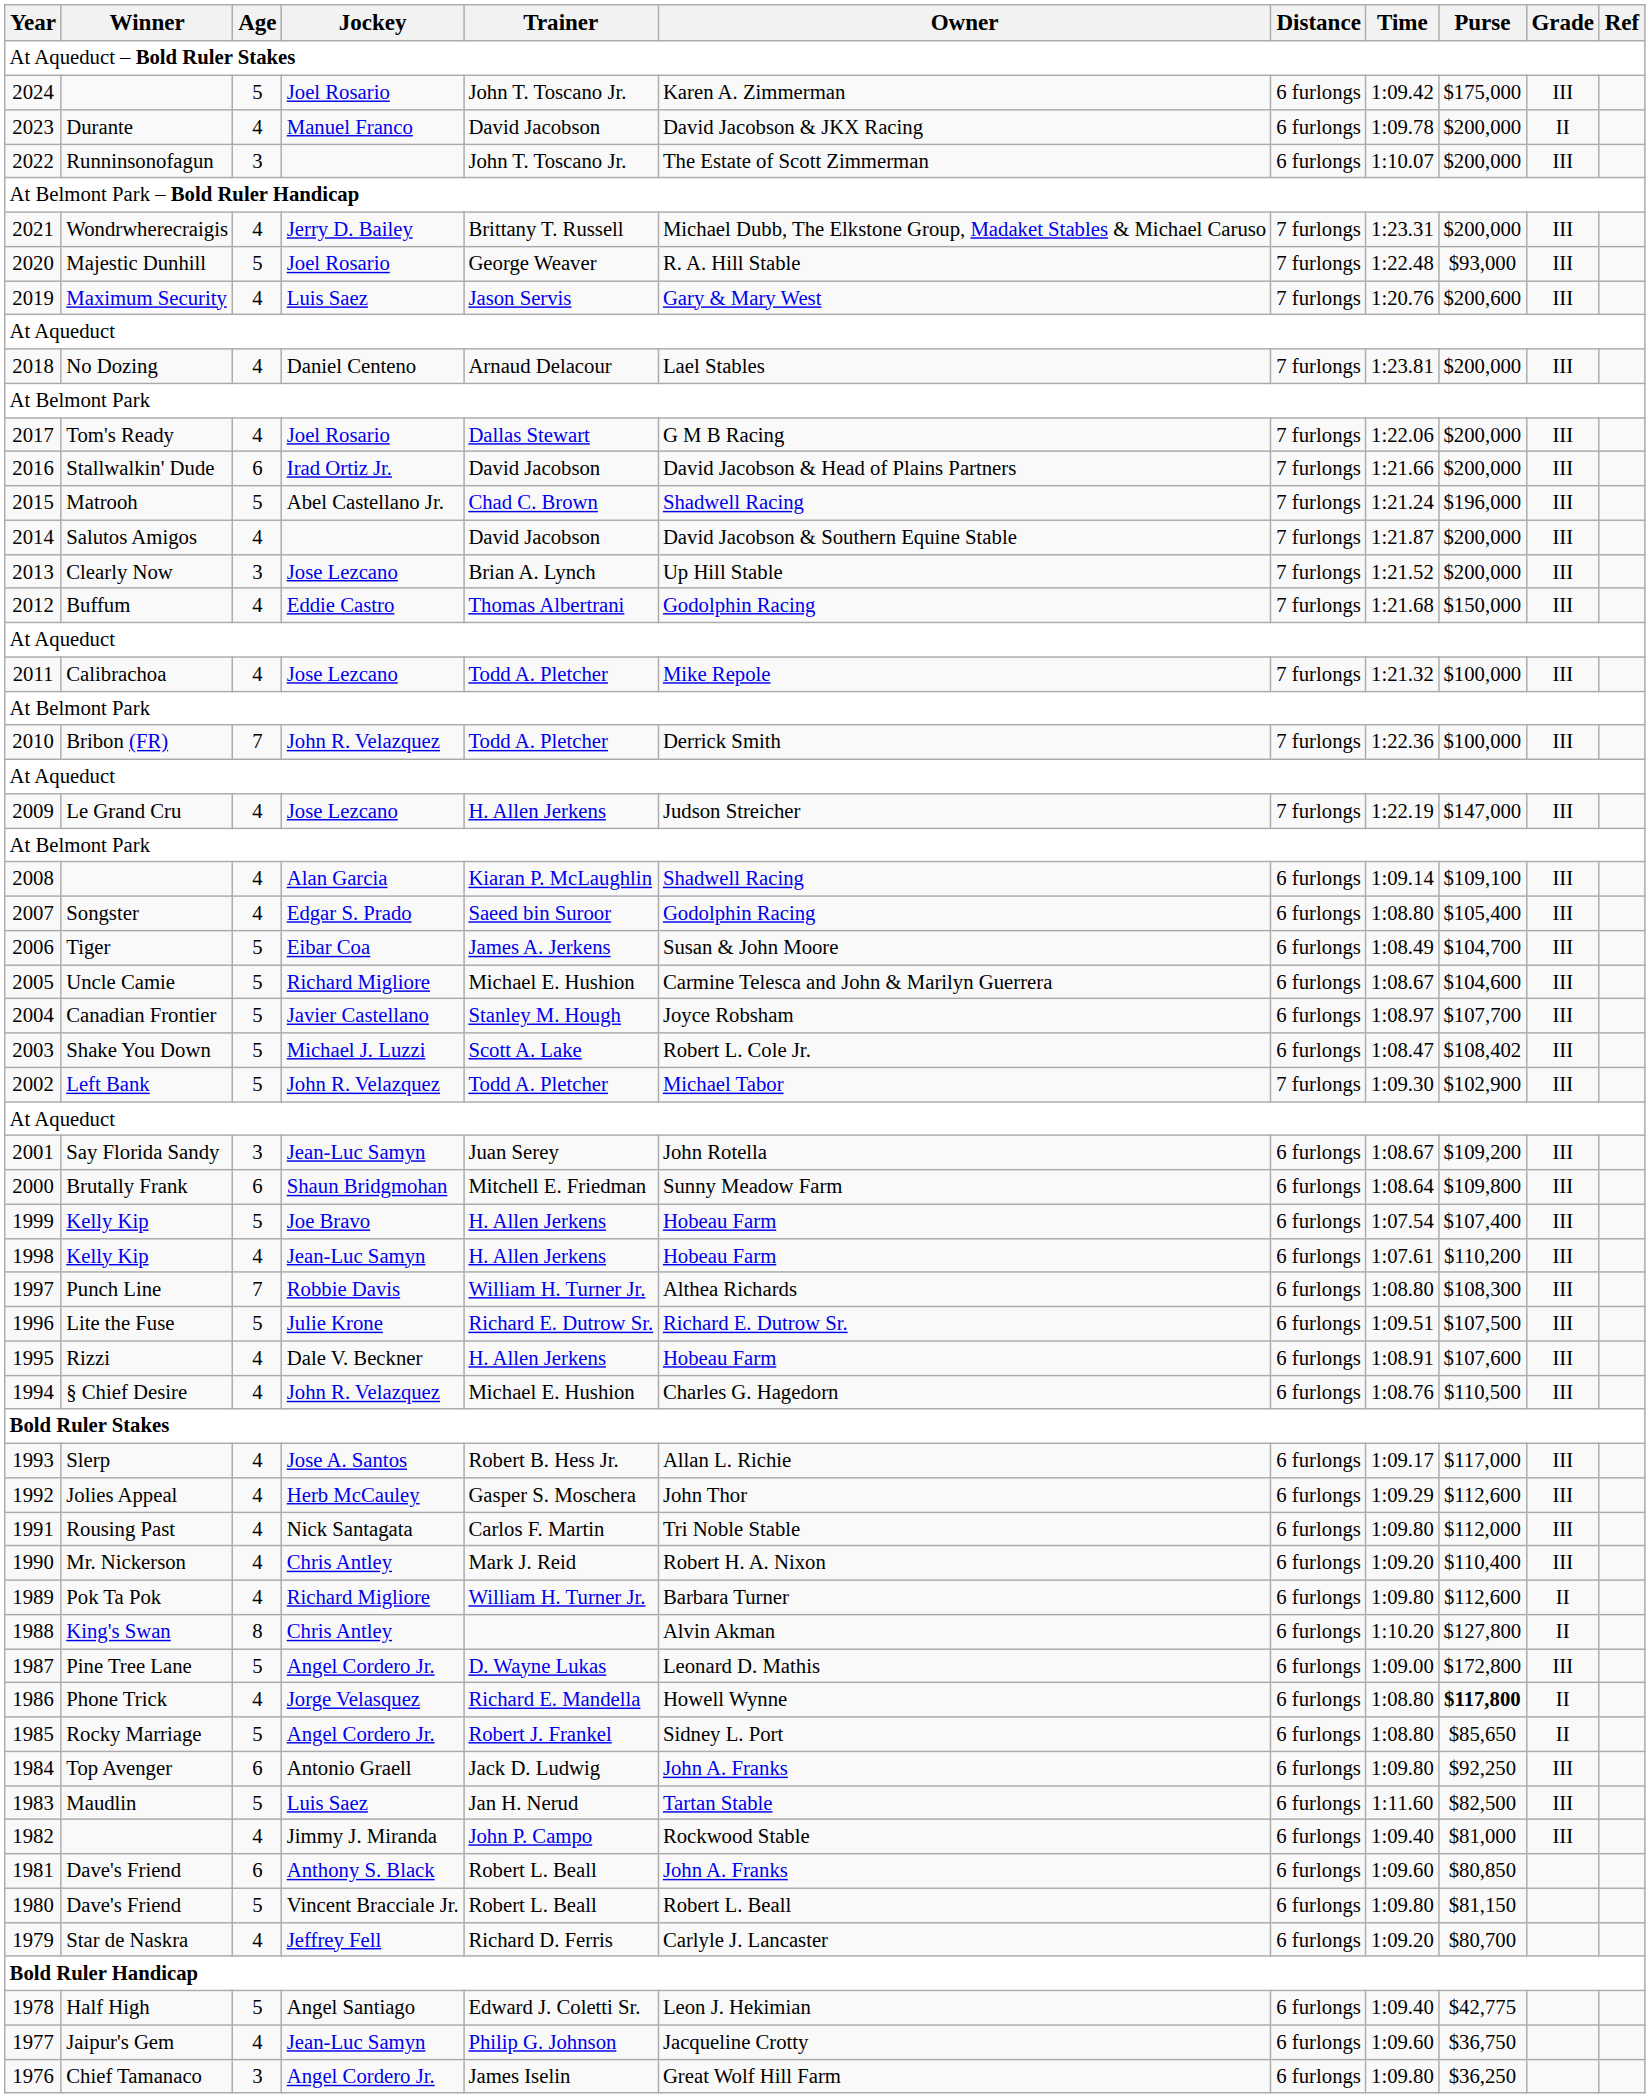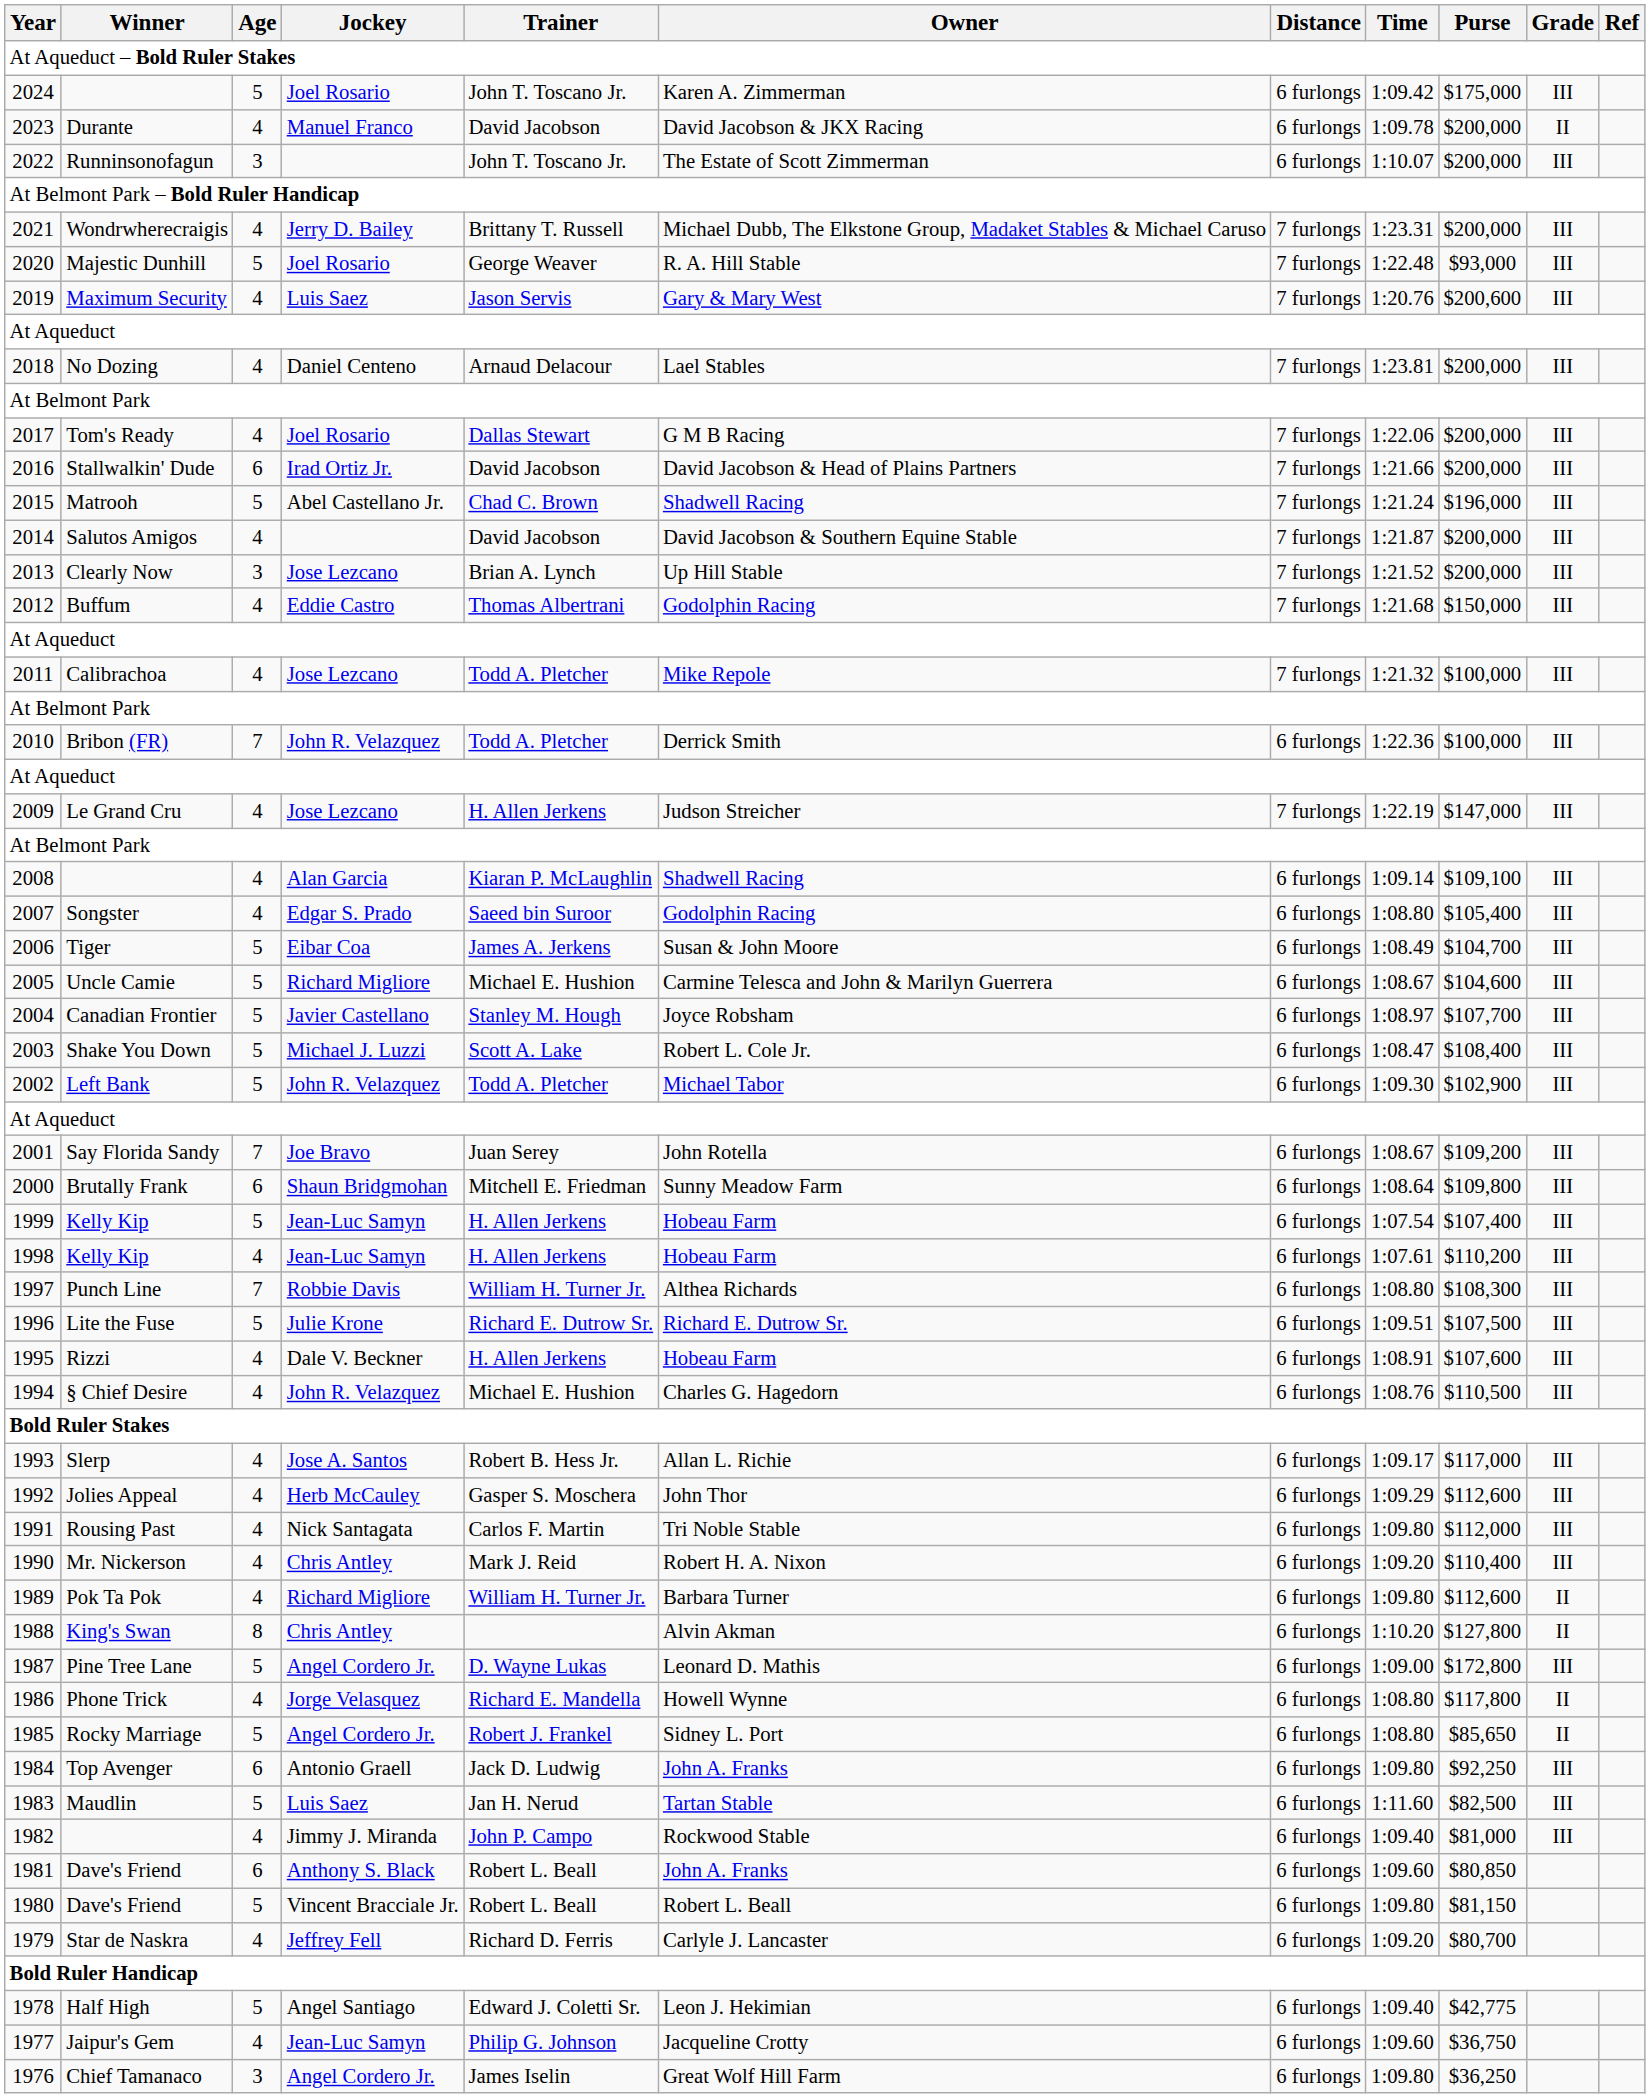(1319, 742) 7 furlongs -> (1319, 742) 6 furlongs
(1482, 1049) $108,402 -> (1482, 1049) $108,400
(1319, 1084) 7 furlongs -> (1319, 1084) 6 furlongs
(257, 1152) 3 -> (257, 1152) 7
(356, 1152) Jean-Luc Samyn -> (328, 1152) Joe Bravo
(328, 1220) Joe Bravo -> (356, 1220) Jean-Luc Samyn
(1482, 1699) bold -> (1482, 1699) normal
